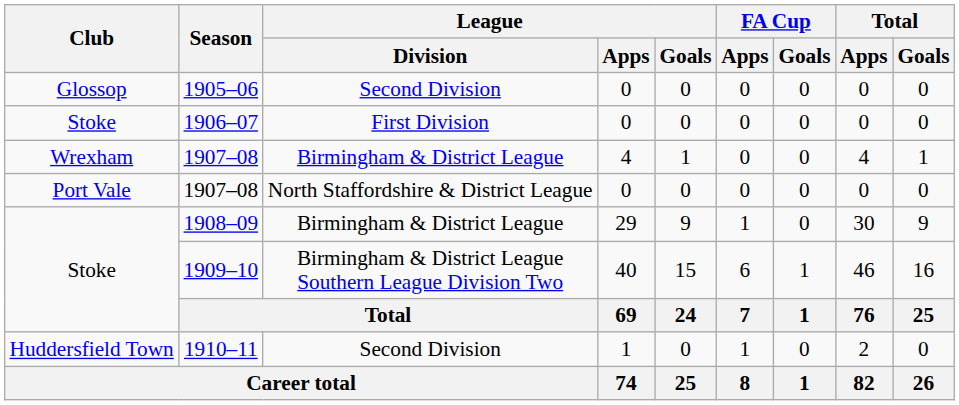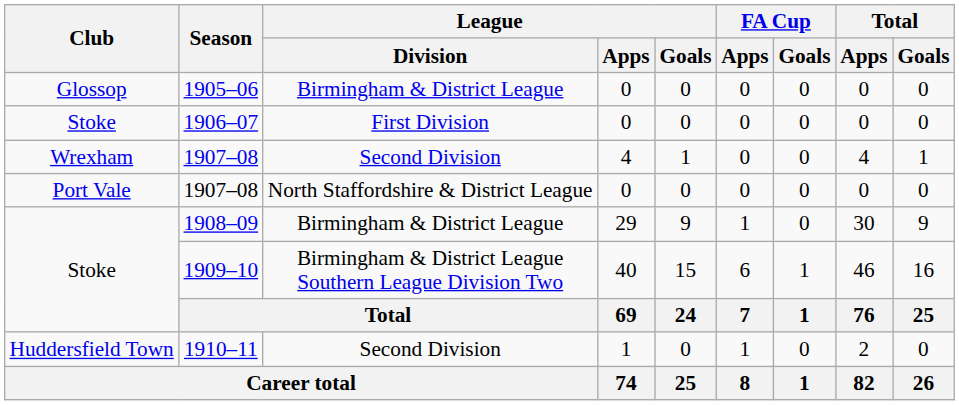(430, 88) Second Division -> (430, 88) Birmingham & District League
(430, 156) Birmingham & District League -> (430, 156) Second Division
